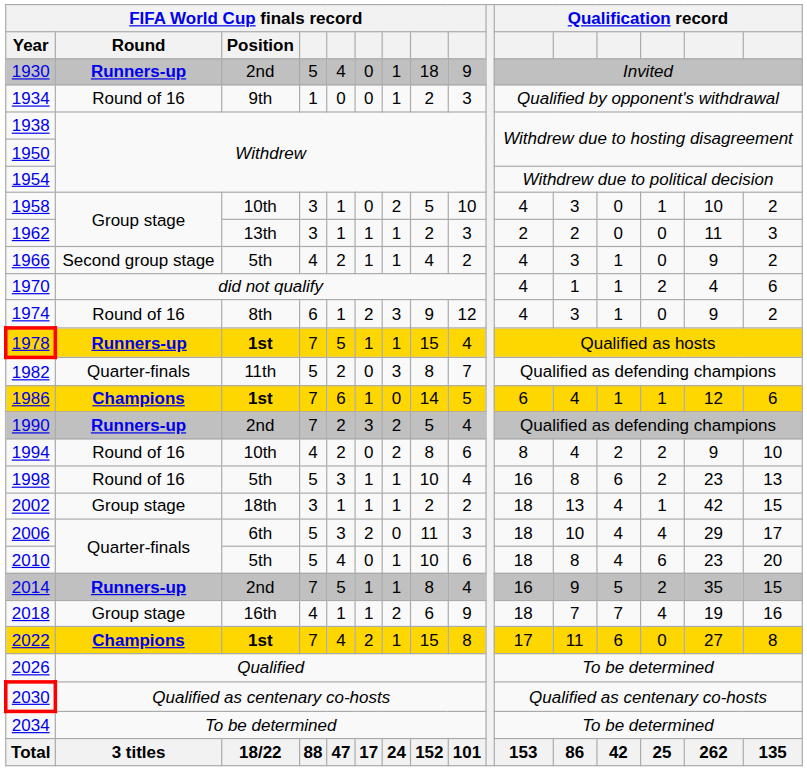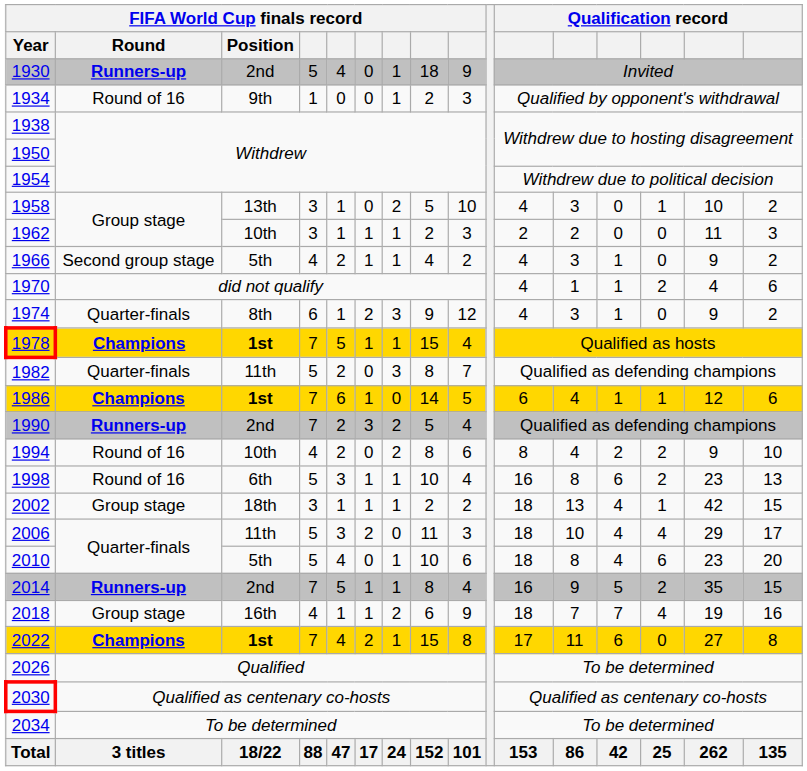(260, 206) 10th -> (260, 206) 13th
(260, 233) 13th -> (260, 233) 10th
(139, 314) Round of 16 -> (139, 314) Quarter-finals
(139, 343) Runners-up -> (139, 343) Champions
(260, 479) 5th -> (260, 479) 6th
(260, 533) 6th -> (260, 533) 11th
